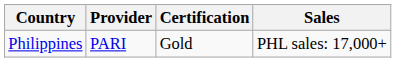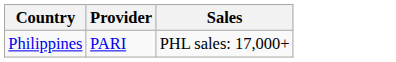- column: (204, 17)
